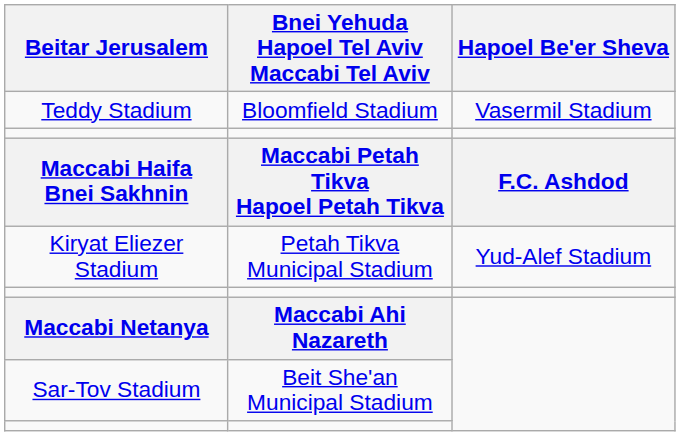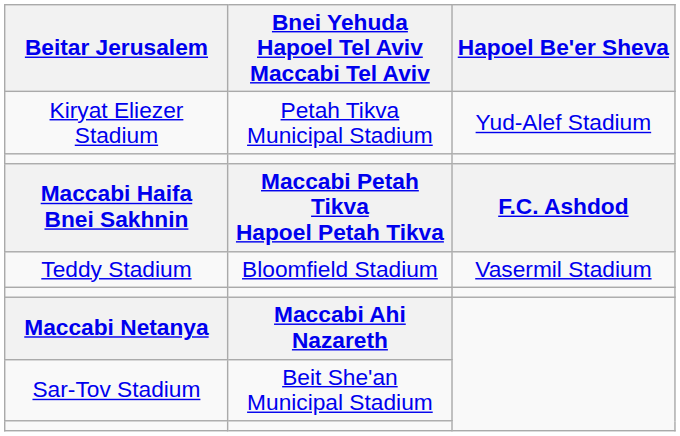rows swapped: (116, 109) <-> (116, 256)
